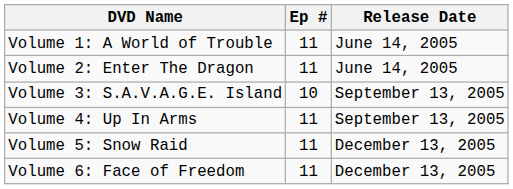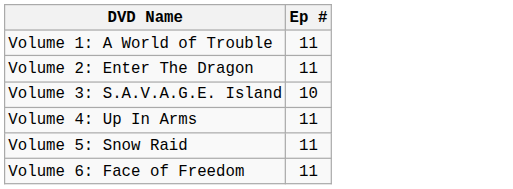- column: (420, 17)
